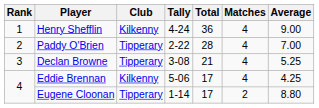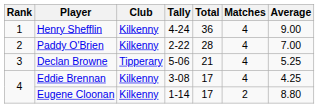(141, 45) Tipperary -> (139, 45) Kilkenny
(179, 62) 3-08 -> (179, 62) 5-06
(179, 78) 5-06 -> (179, 78) 3-08
(141, 95) Tipperary -> (139, 95) Kilkenny
